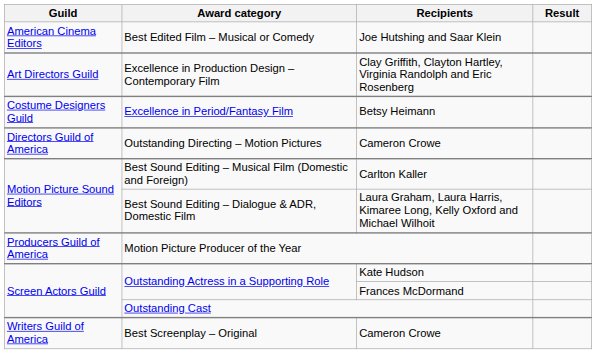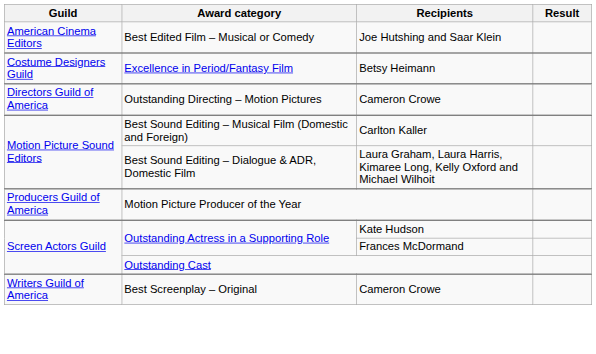- row: (209, 74)
